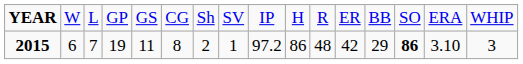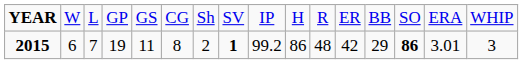(233, 44) normal -> (233, 44) bold
(267, 44) 97.2 -> (267, 44) 99.2
(445, 44) 3.10 -> (445, 44) 3.01
